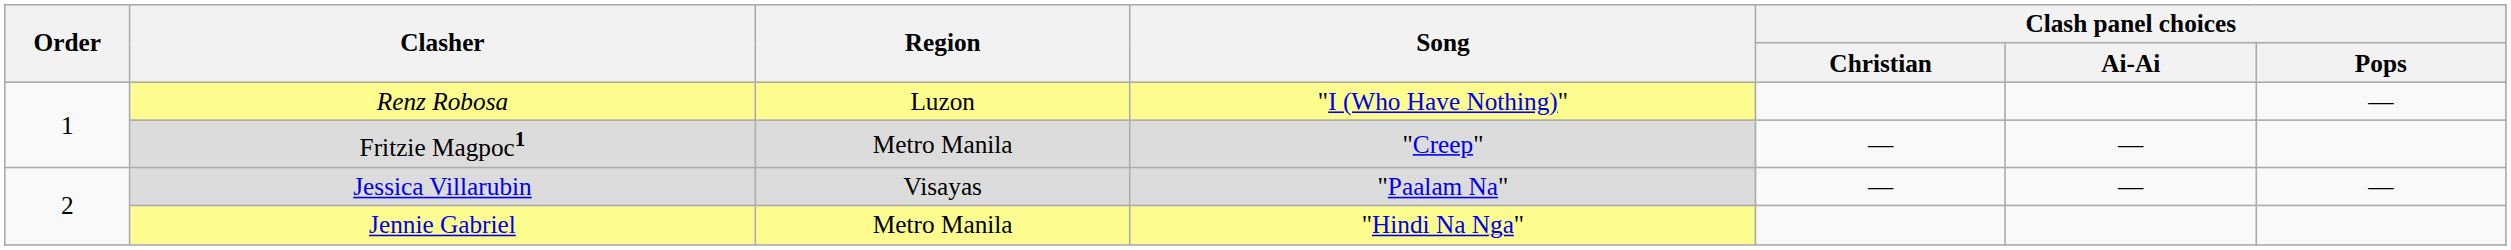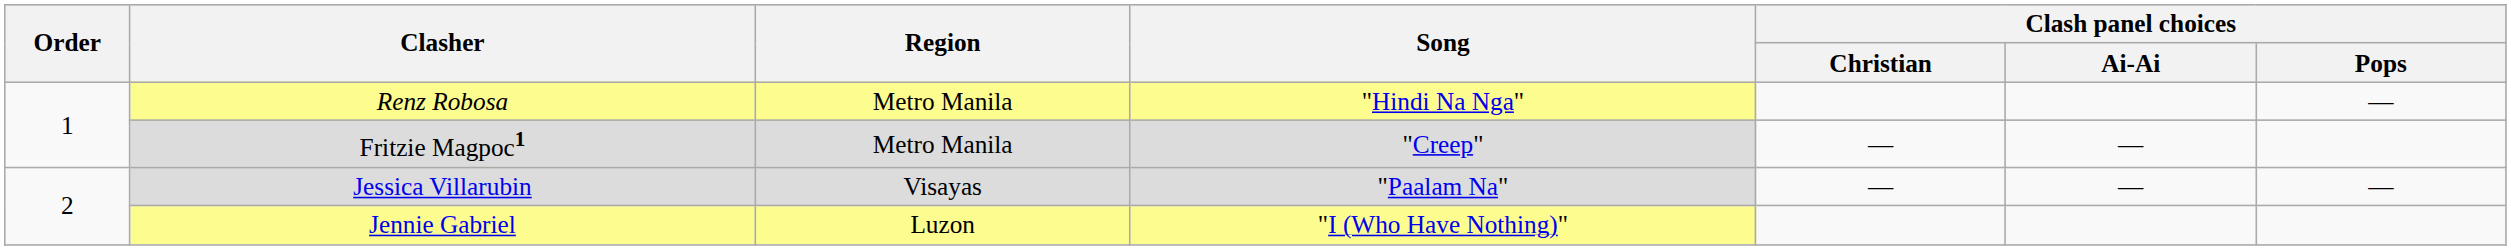(943, 101) Luzon -> (943, 101) Metro Manila
(1443, 101) "I (Who Have Nothing)" -> (1443, 101) "Hindi Na Nga"
(943, 225) Metro Manila -> (943, 225) Luzon
(1443, 225) "Hindi Na Nga" -> (1443, 225) "I (Who Have Nothing)"
